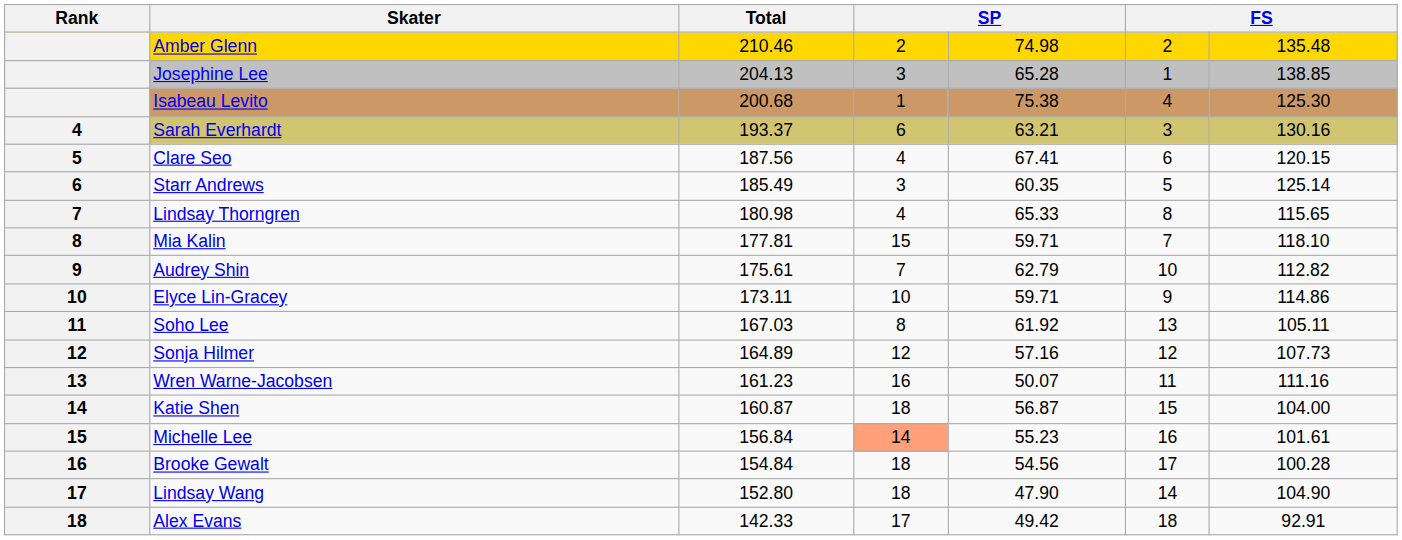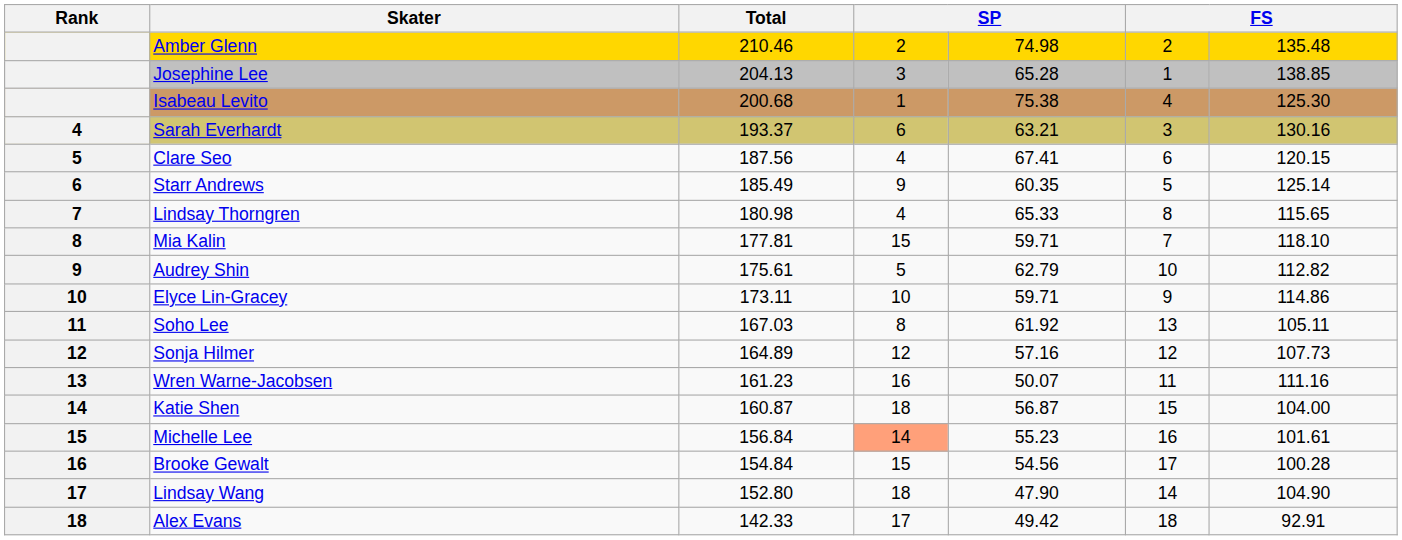(901, 185) 3 -> (901, 185) 9
(901, 269) 7 -> (901, 269) 5
(901, 465) 18 -> (901, 465) 15
